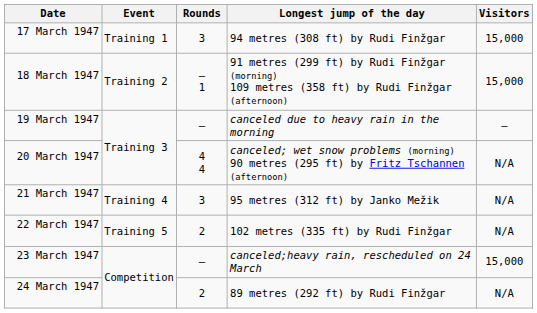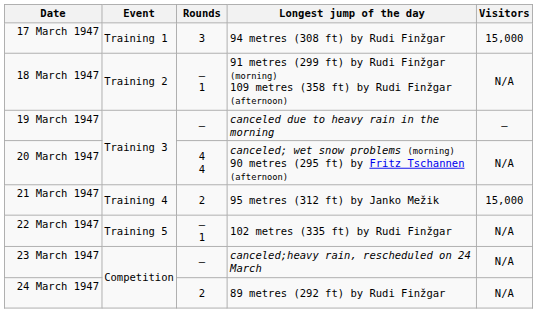(504, 82) 15,000 -> (504, 82) N/A
(202, 200) 3 -> (202, 200) 2
(504, 200) N/A -> (504, 200) 15,000
(202, 231) 2 -> (202, 231) — 1
(504, 262) 15,000 -> (504, 262) N/A
